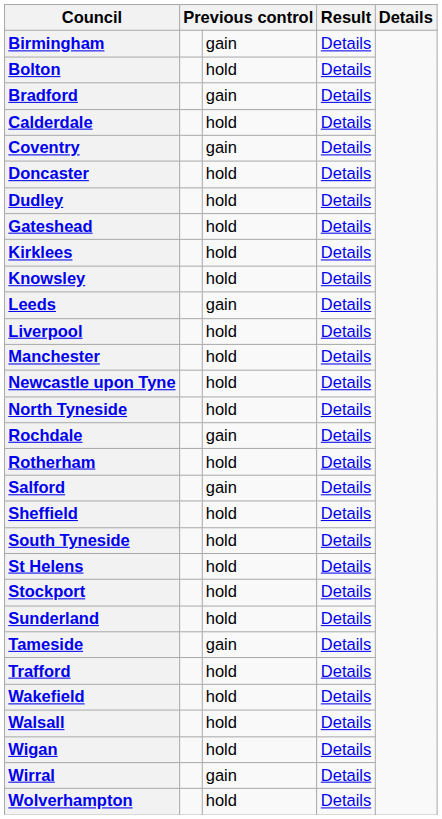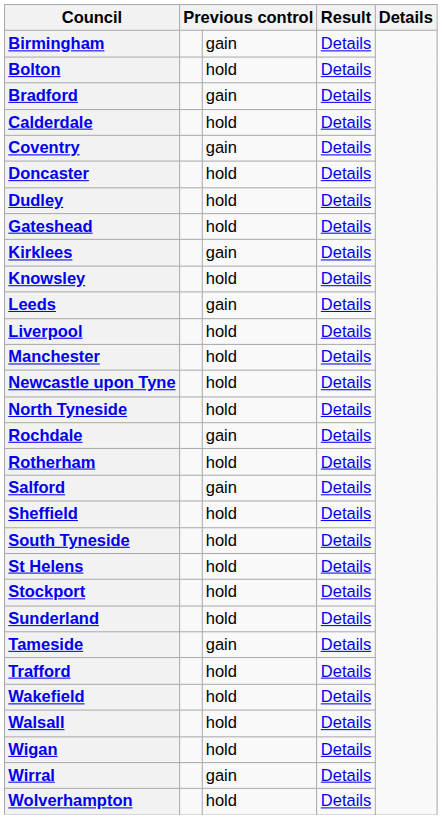(221, 252) hold -> (221, 252) gain
